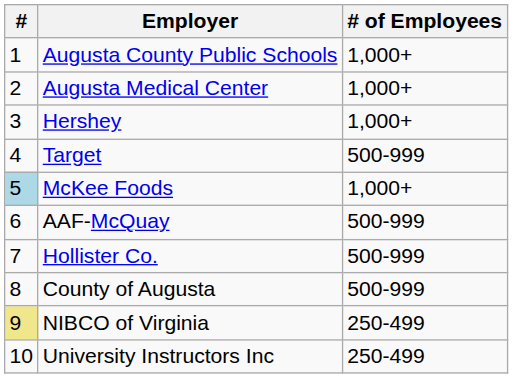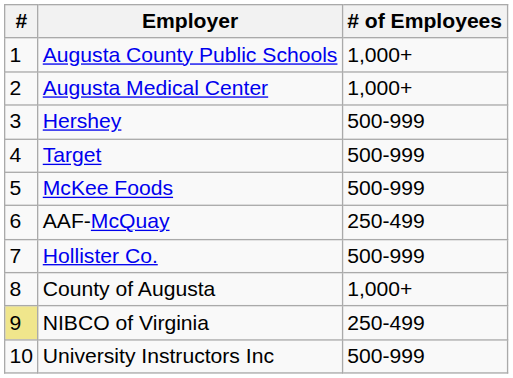(380, 121) 1,000+ -> (386, 121) 500-999
(15, 188) lightblue background -> (15, 188) no background
(380, 188) 1,000+ -> (386, 188) 500-999
(386, 222) 500-999 -> (386, 222) 250-499
(386, 289) 500-999 -> (380, 289) 1,000+
(386, 356) 250-499 -> (386, 356) 500-999
